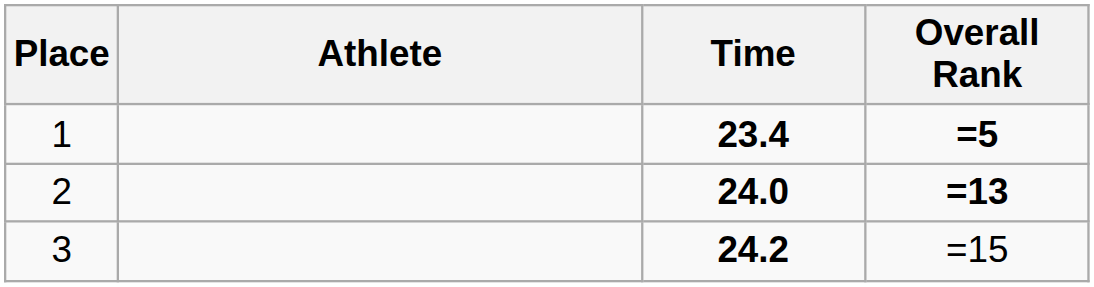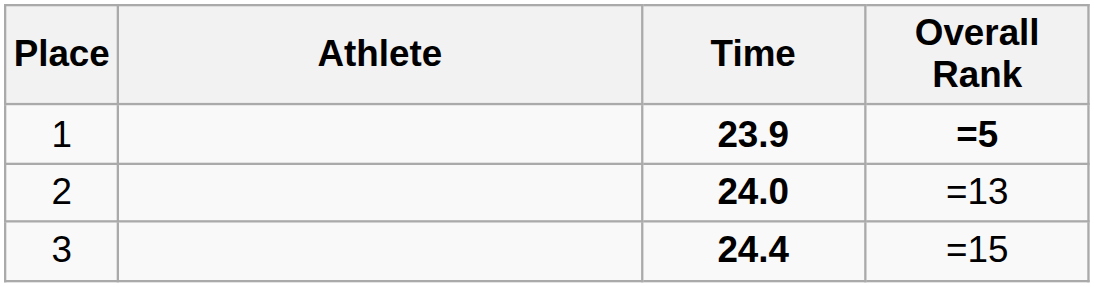(753, 133) 23.4 -> (753, 133) 23.9
(977, 191) bold -> (977, 191) normal
(753, 250) 24.2 -> (753, 250) 24.4
